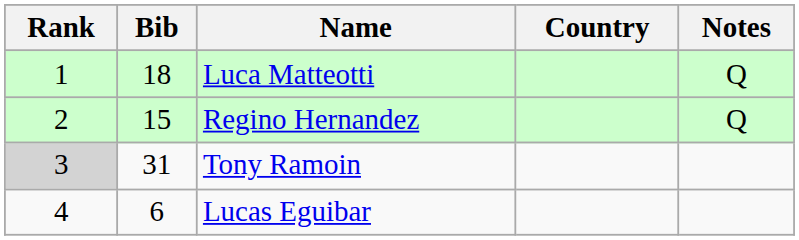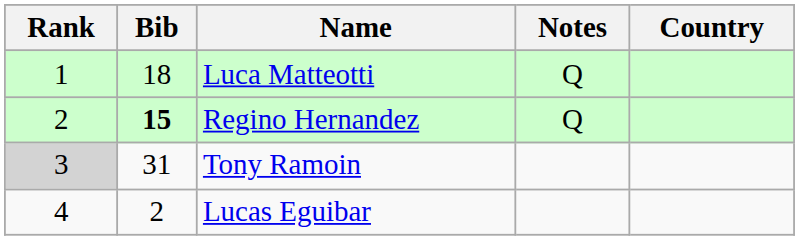columns swapped: (597, 27) <-> (736, 27)
(157, 119) normal -> (157, 119) bold
(157, 211) 6 -> (157, 211) 2
